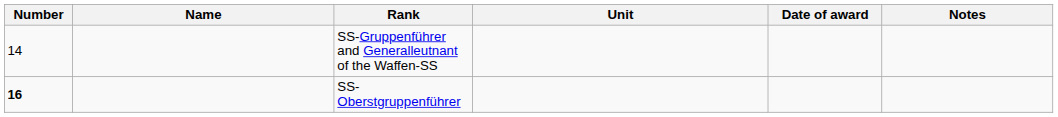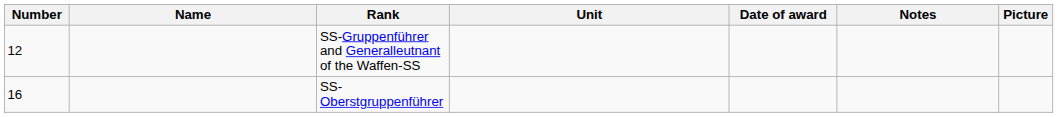+ column: (1026, 15)
(15, 51) 14 -> (15, 51) 12
(15, 94) bold -> (15, 94) normal
